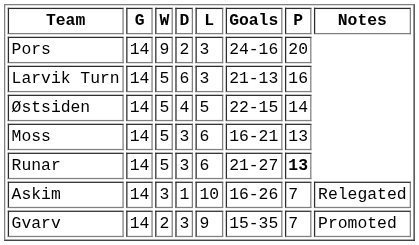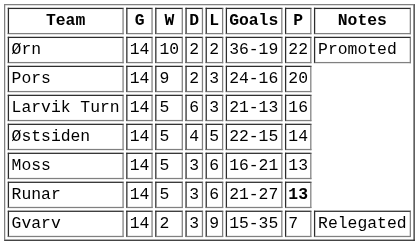+ row: (26, 50)
- row: (36, 195)
(357, 224) Promoted -> (362, 224) Relegated
